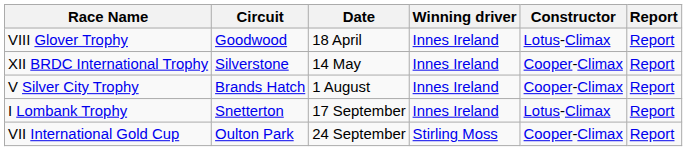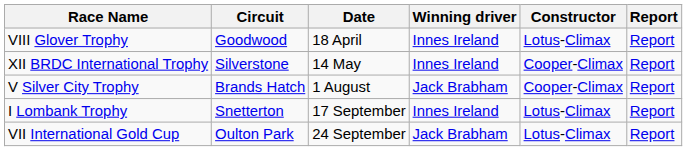(456, 87) Innes Ireland -> (460, 87) Jack Brabham
(455, 134) Stirling Moss -> (460, 134) Jack Brabham
(573, 134) Cooper-Climax -> (567, 134) Lotus-Climax
